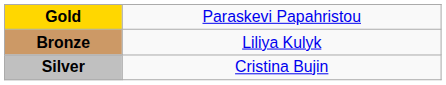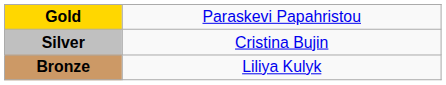rows swapped: (63, 67) <-> (63, 42)
